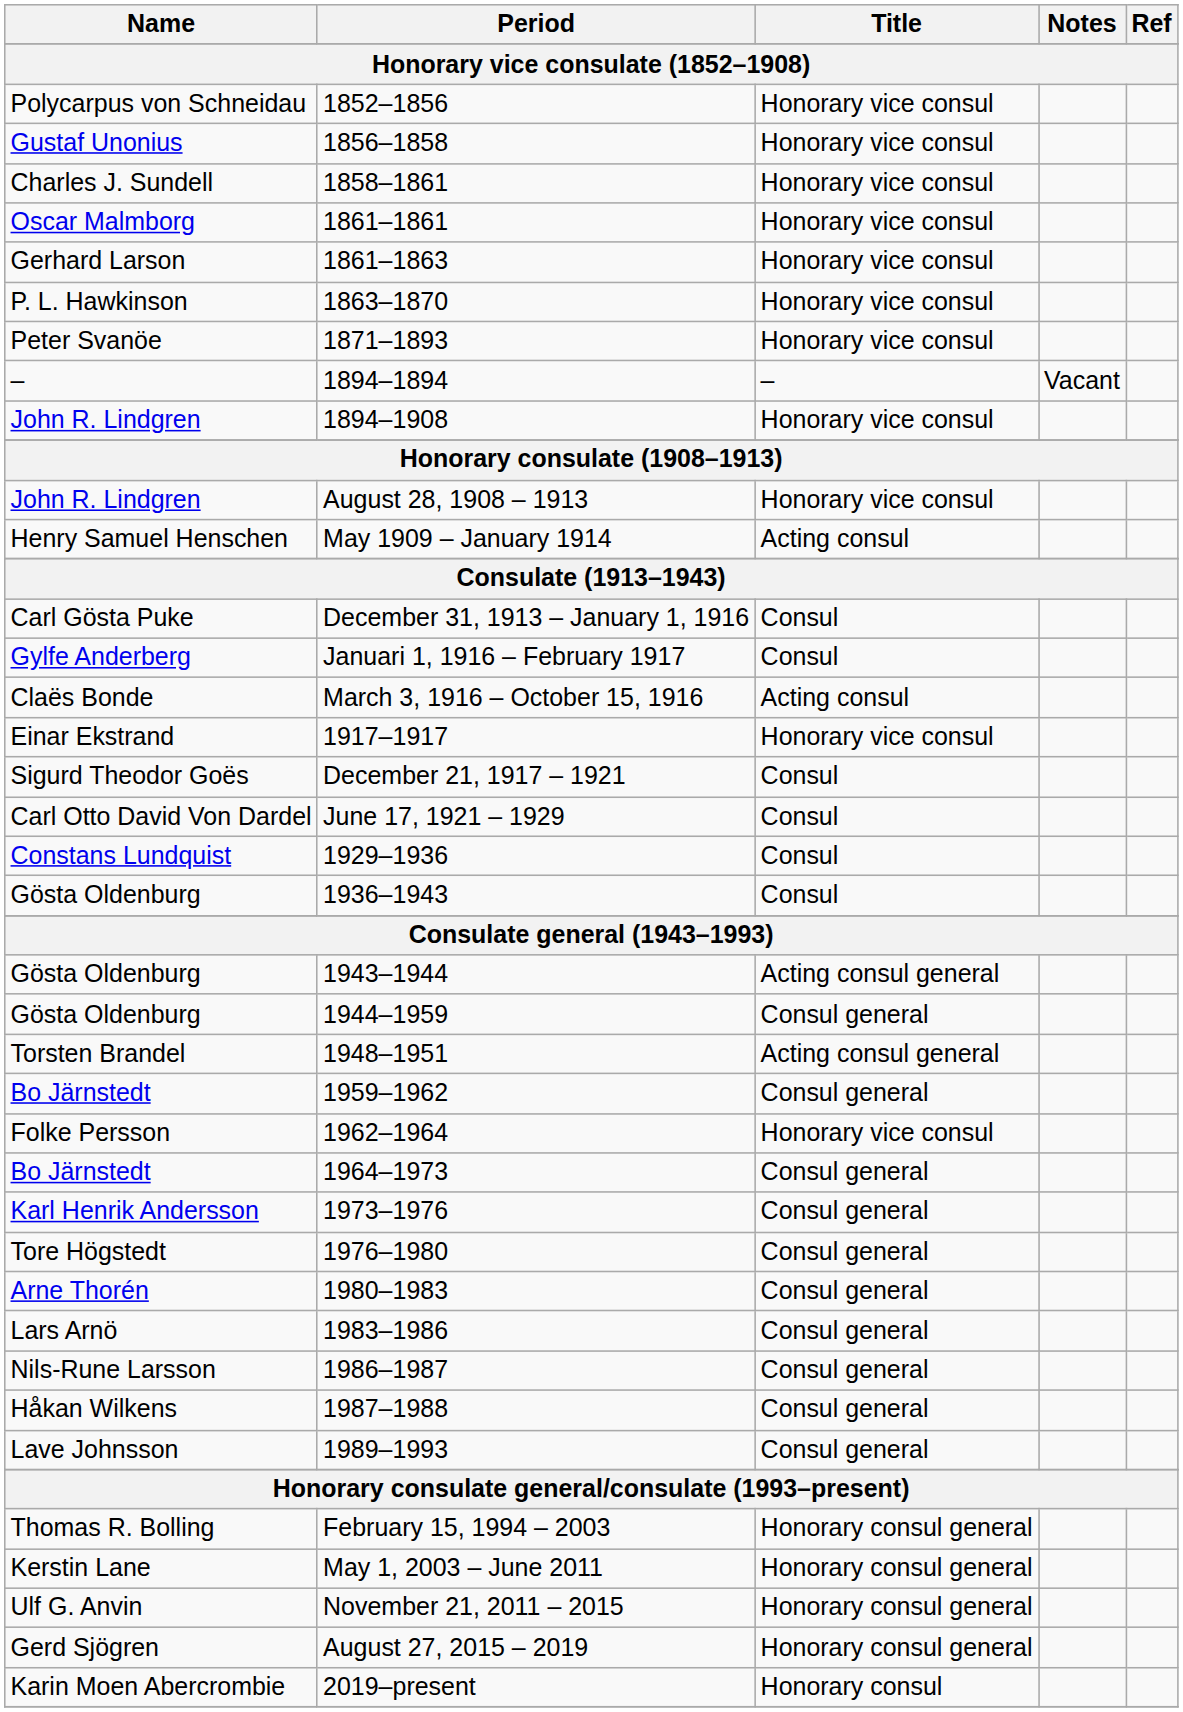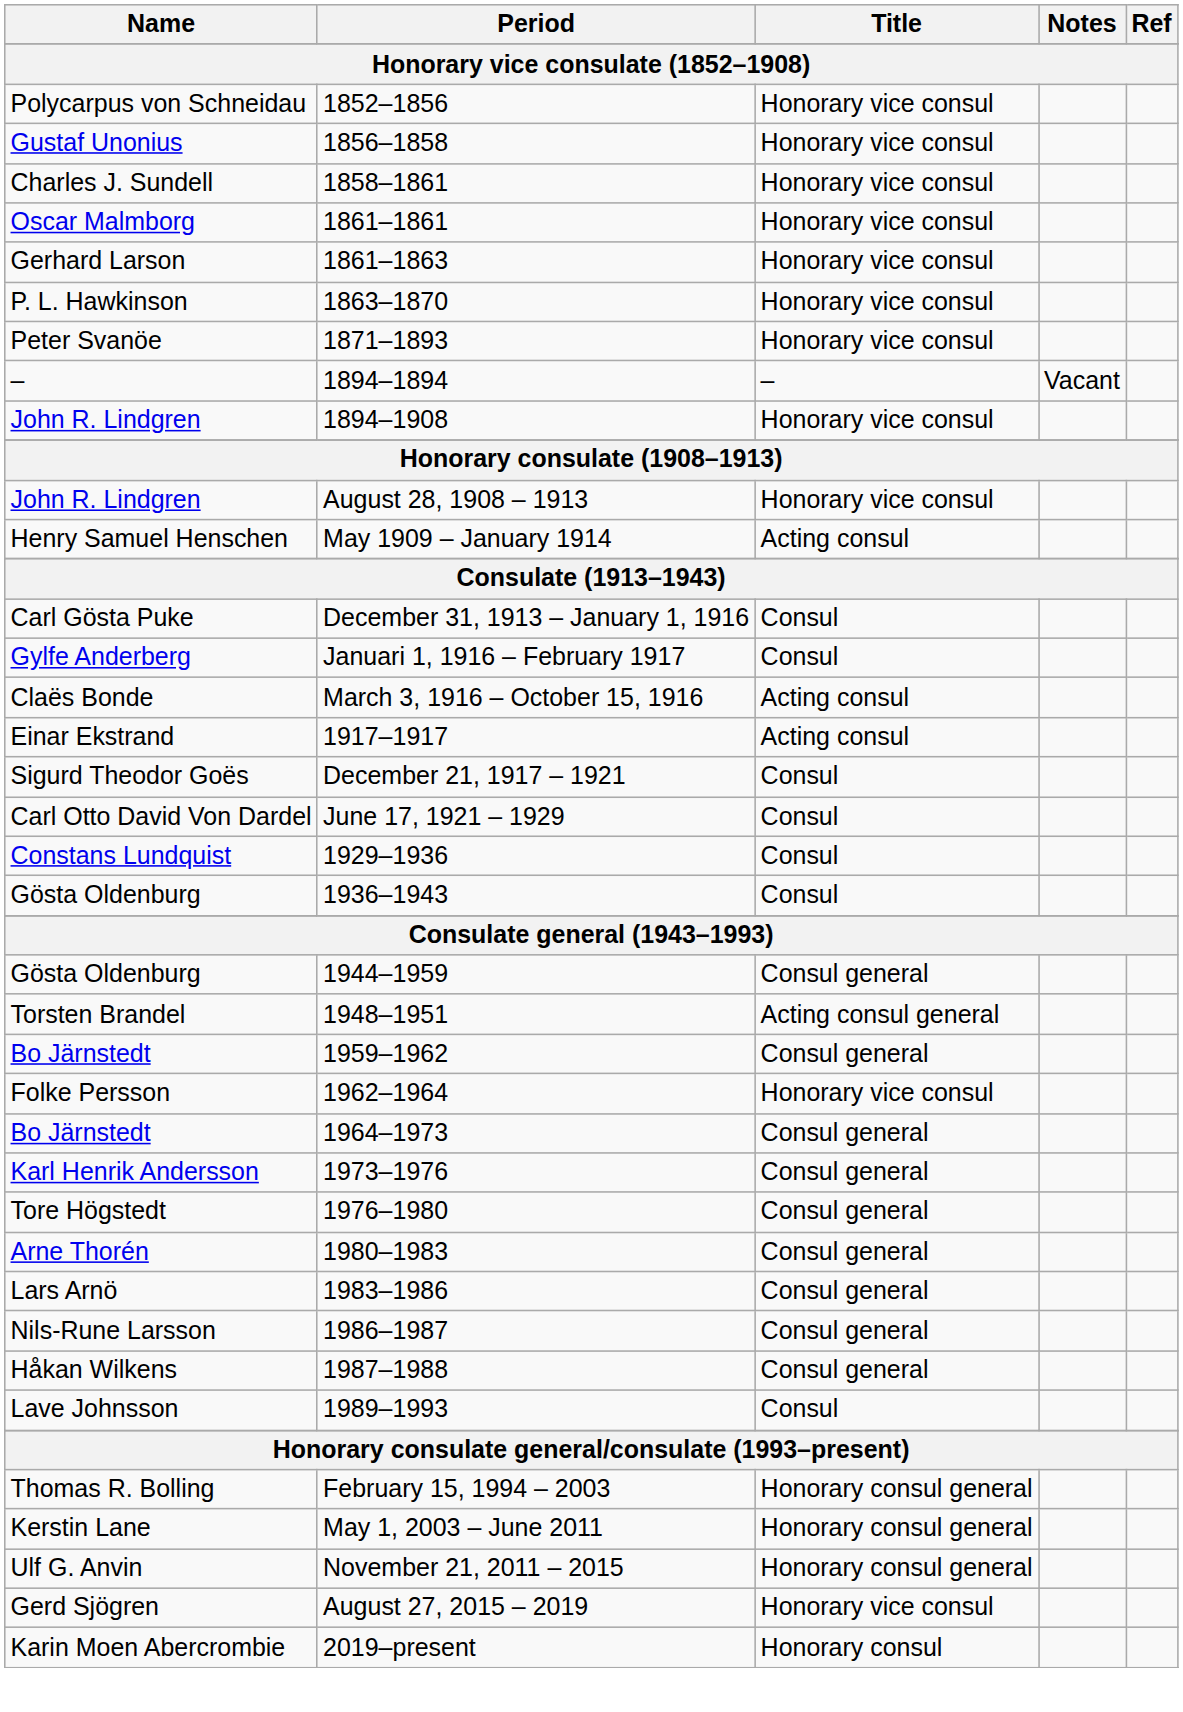(877, 736) Honorary vice consul -> (835, 736) Acting consul
- row: (386, 974)
(845, 1449) Consul general -> (799, 1409) Consul
(897, 1647) Honorary consul general -> (877, 1607) Honorary vice consul
